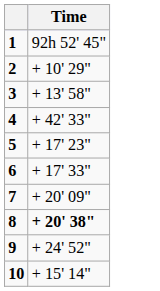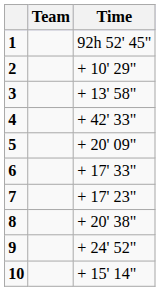+ column: (51, 17)
(61, 145) + 17' 23" -> (107, 145) + 20' 09"
(61, 196) + 20' 09" -> (107, 196) + 17' 23"
(63, 222) bold -> (107, 222) normal
